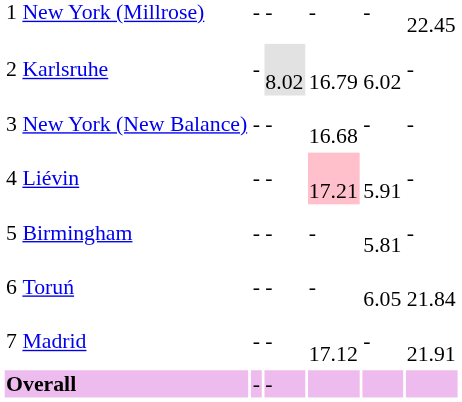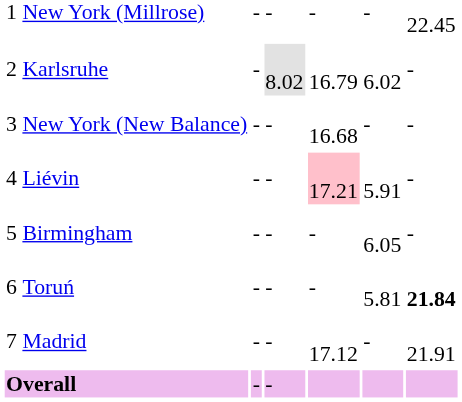(382, 244) 5.81 -> (382, 244) 6.05
(382, 299) 6.05 -> (382, 299) 5.81
(431, 299) normal -> (431, 299) bold
